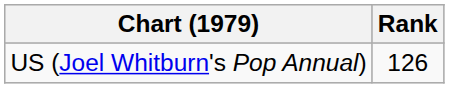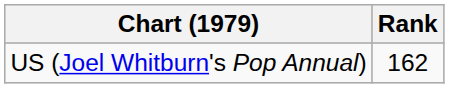(408, 62) 126 -> (408, 62) 162
